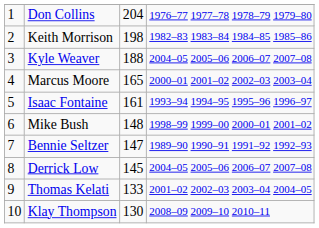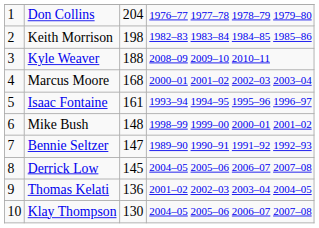(230, 59) 2004–05 2005–06 2006–07 2007–08 -> (210, 59) 2008–09 2009–10 2010–11
(133, 80) 165 -> (133, 80) 168
(133, 189) 133 -> (133, 189) 136
(210, 211) 2008–09 2009–10 2010–11 -> (230, 211) 2004–05 2005–06 2006–07 2007–08
